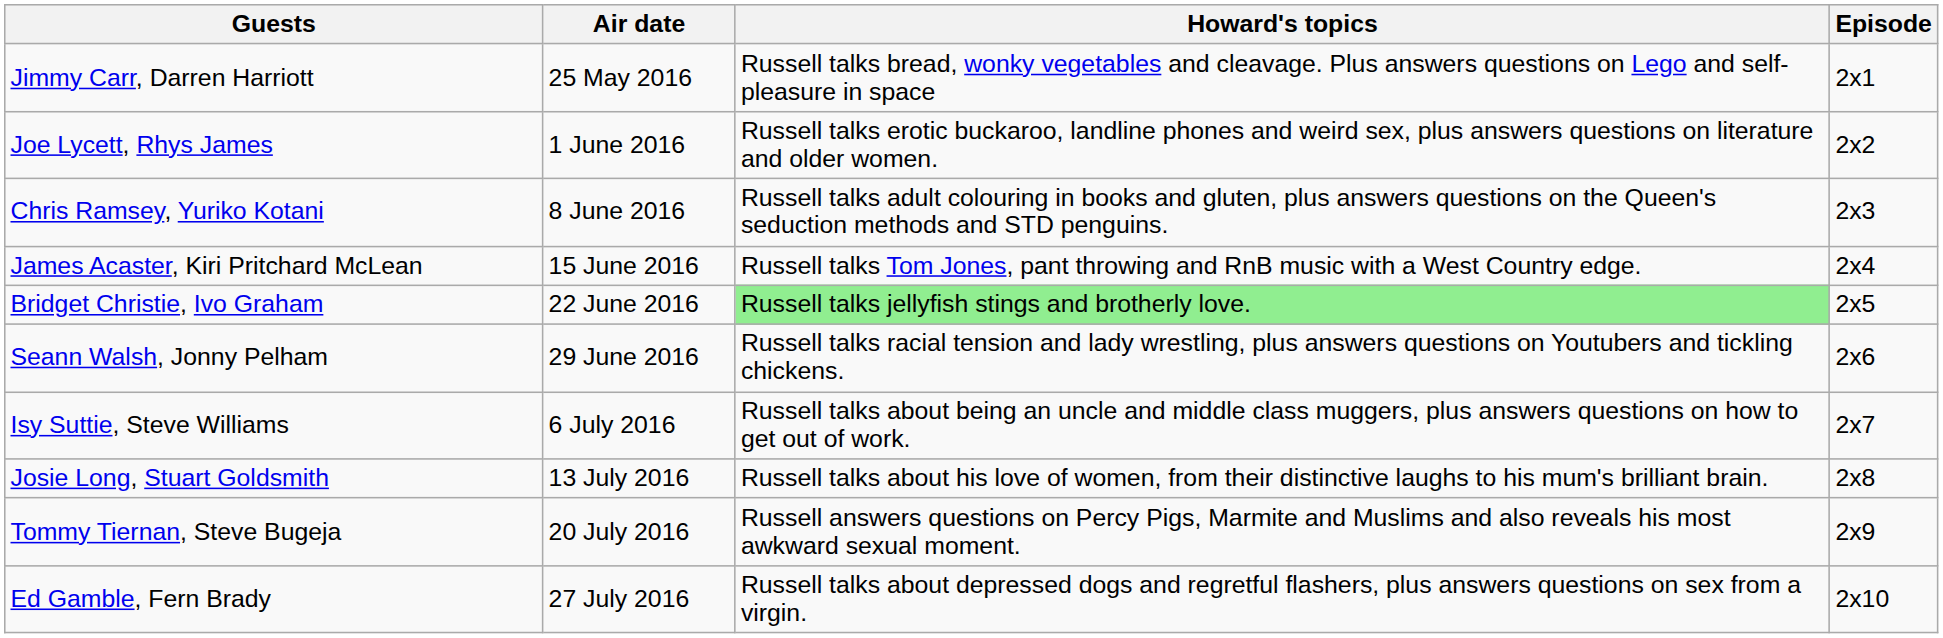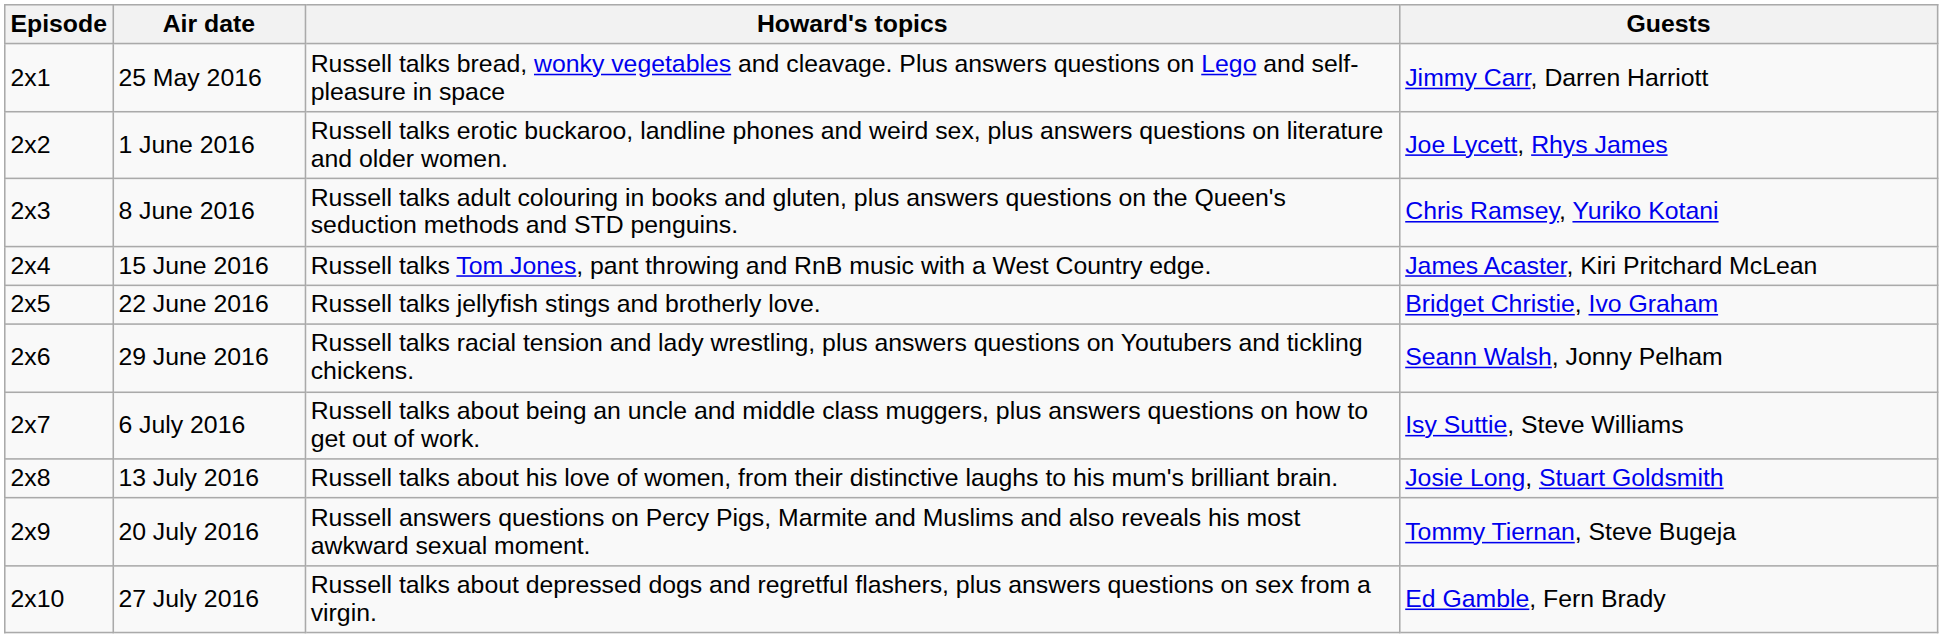columns swapped: (1884, 24) <-> (274, 24)
(996, 304) lightgreen background -> (566, 304) no background
